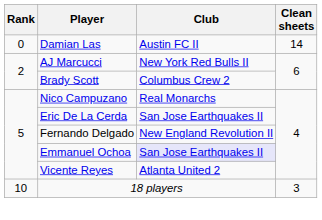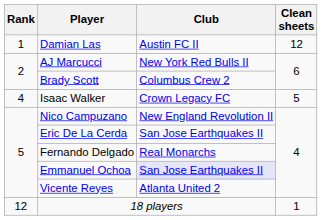(21, 44) 0 -> (21, 44) 1
(296, 44) 14 -> (296, 44) 12
+ row: (73, 98)
(178, 98) Real Monarchs -> (206, 116) New England Revolution II
(206, 134) New England Revolution II -> (178, 152) Real Monarchs
(21, 188) 10 -> (21, 206) 12
(296, 188) 3 -> (296, 206) 1
